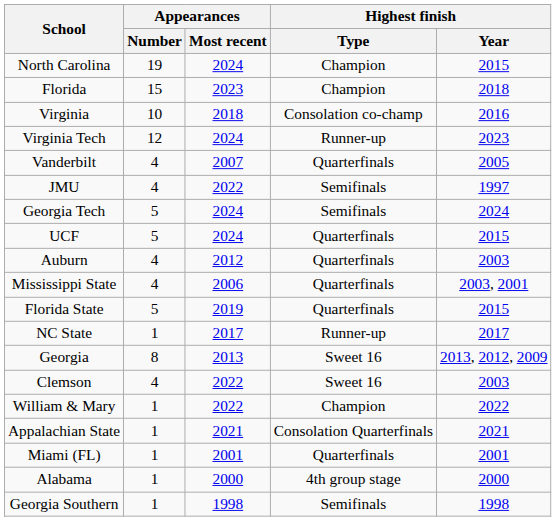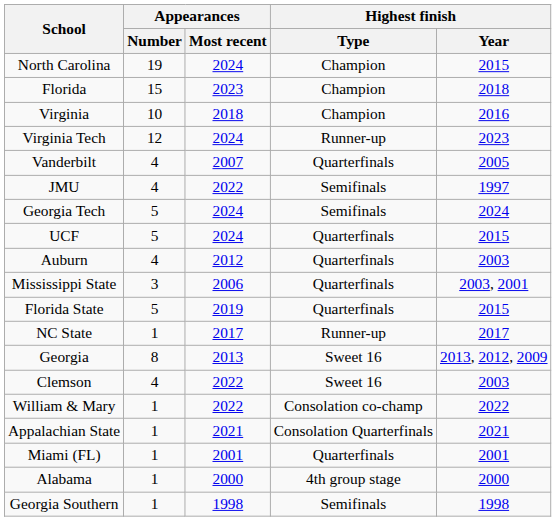(353, 114) Consolation co-champ -> (353, 114) Champion
(155, 284) 4 -> (155, 284) 3
(353, 406) Champion -> (353, 406) Consolation co-champ
